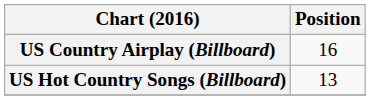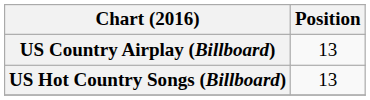(328, 49) 16 -> (328, 49) 13
